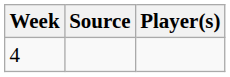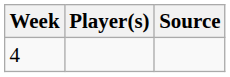columns swapped: (180, 21) <-> (100, 21)
